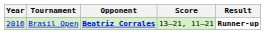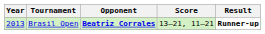(15, 23) 2016 -> (15, 23) 2013
